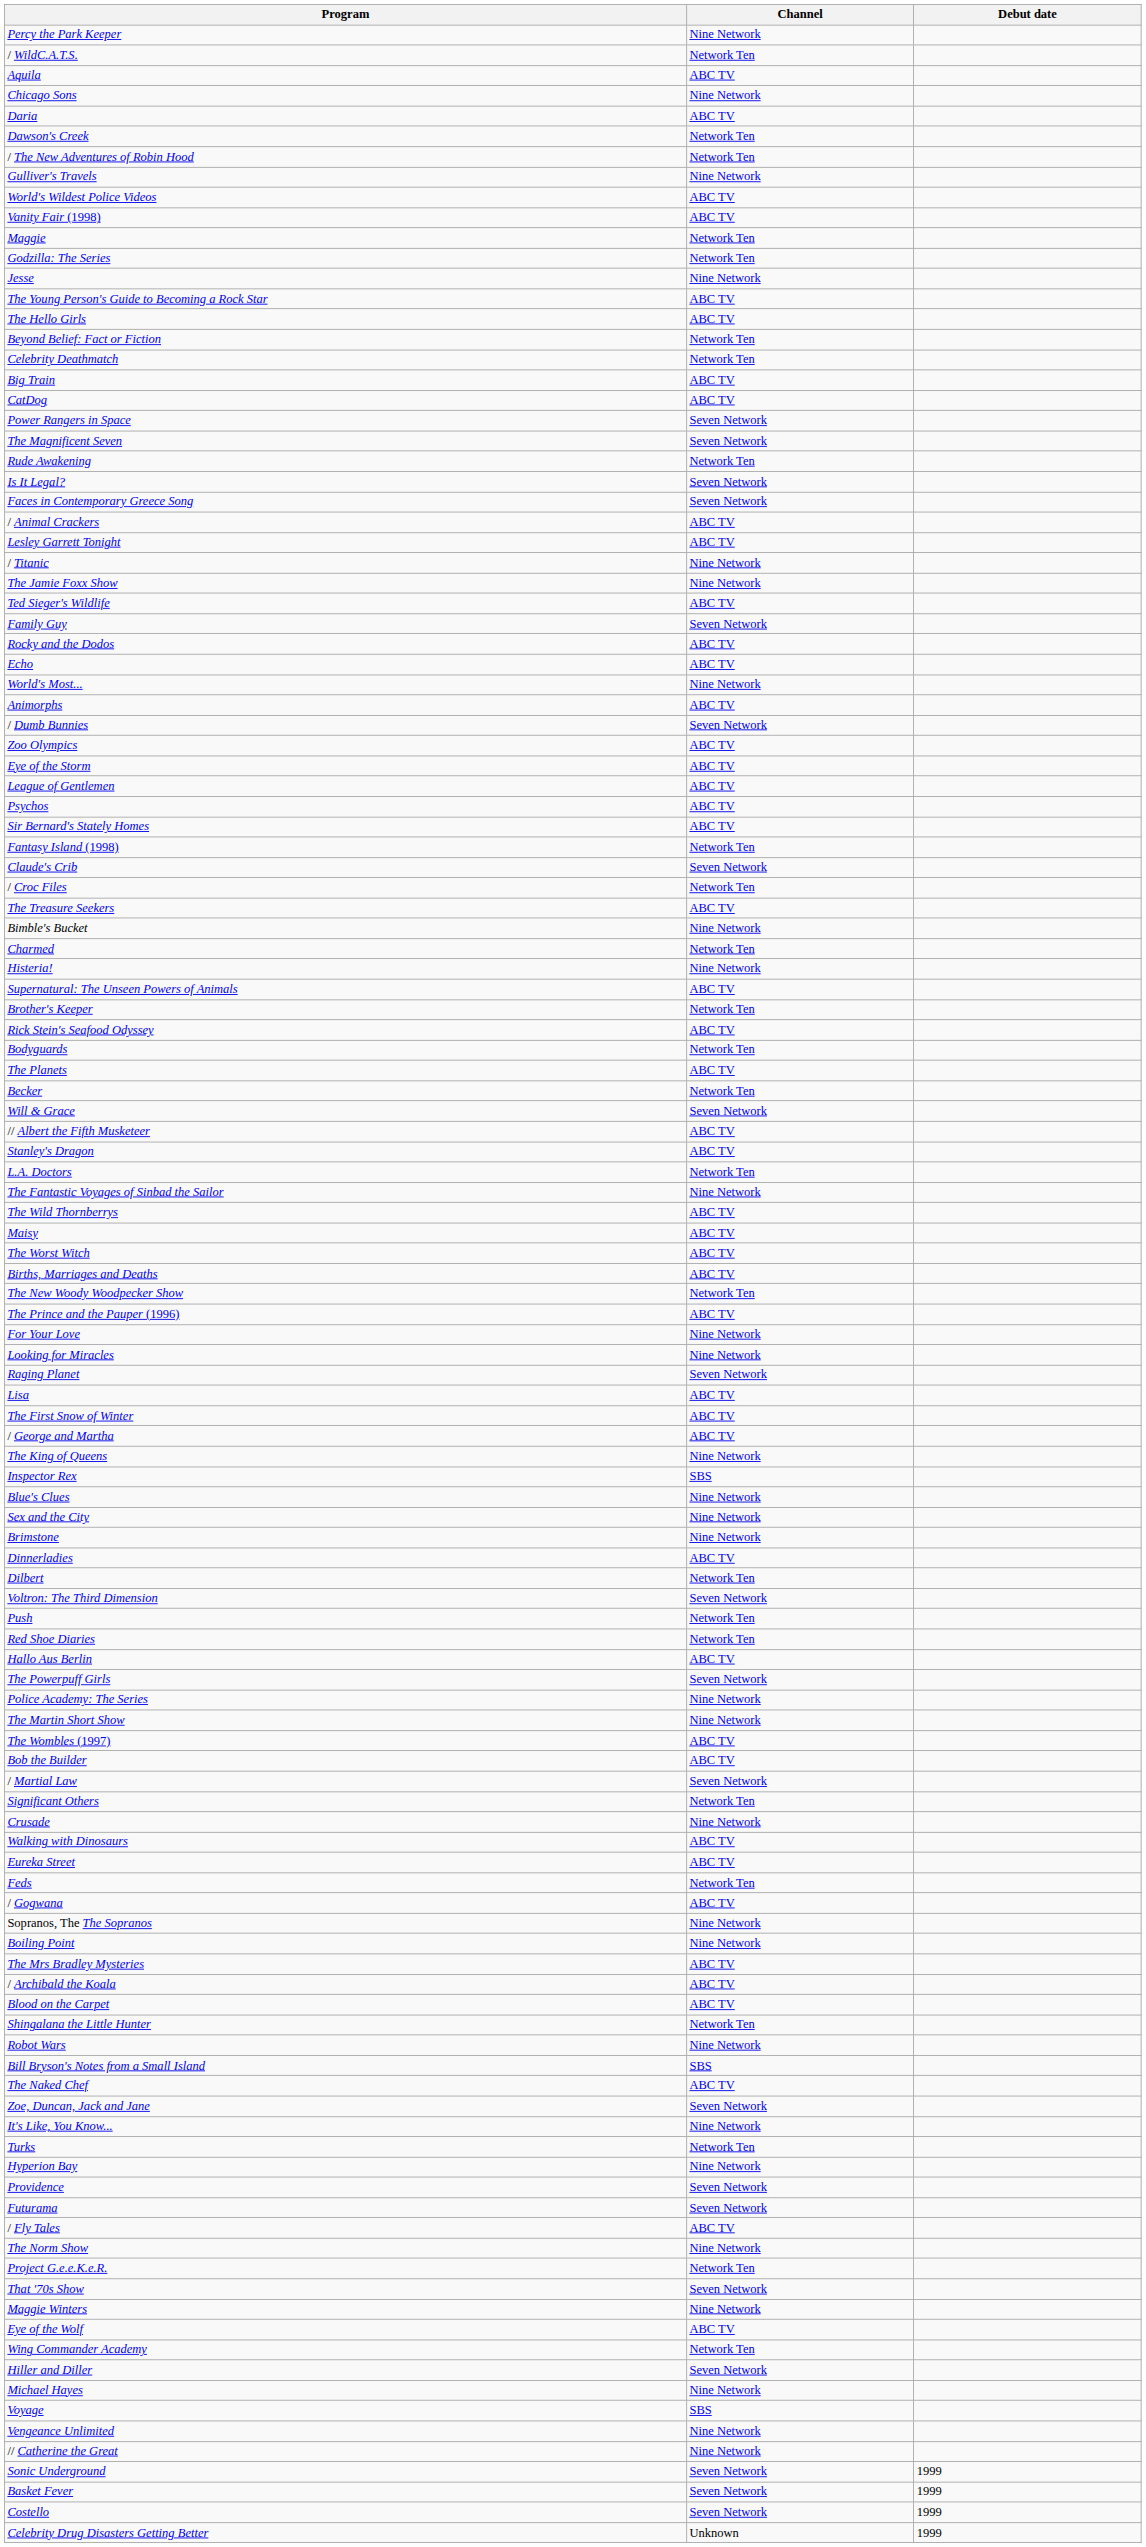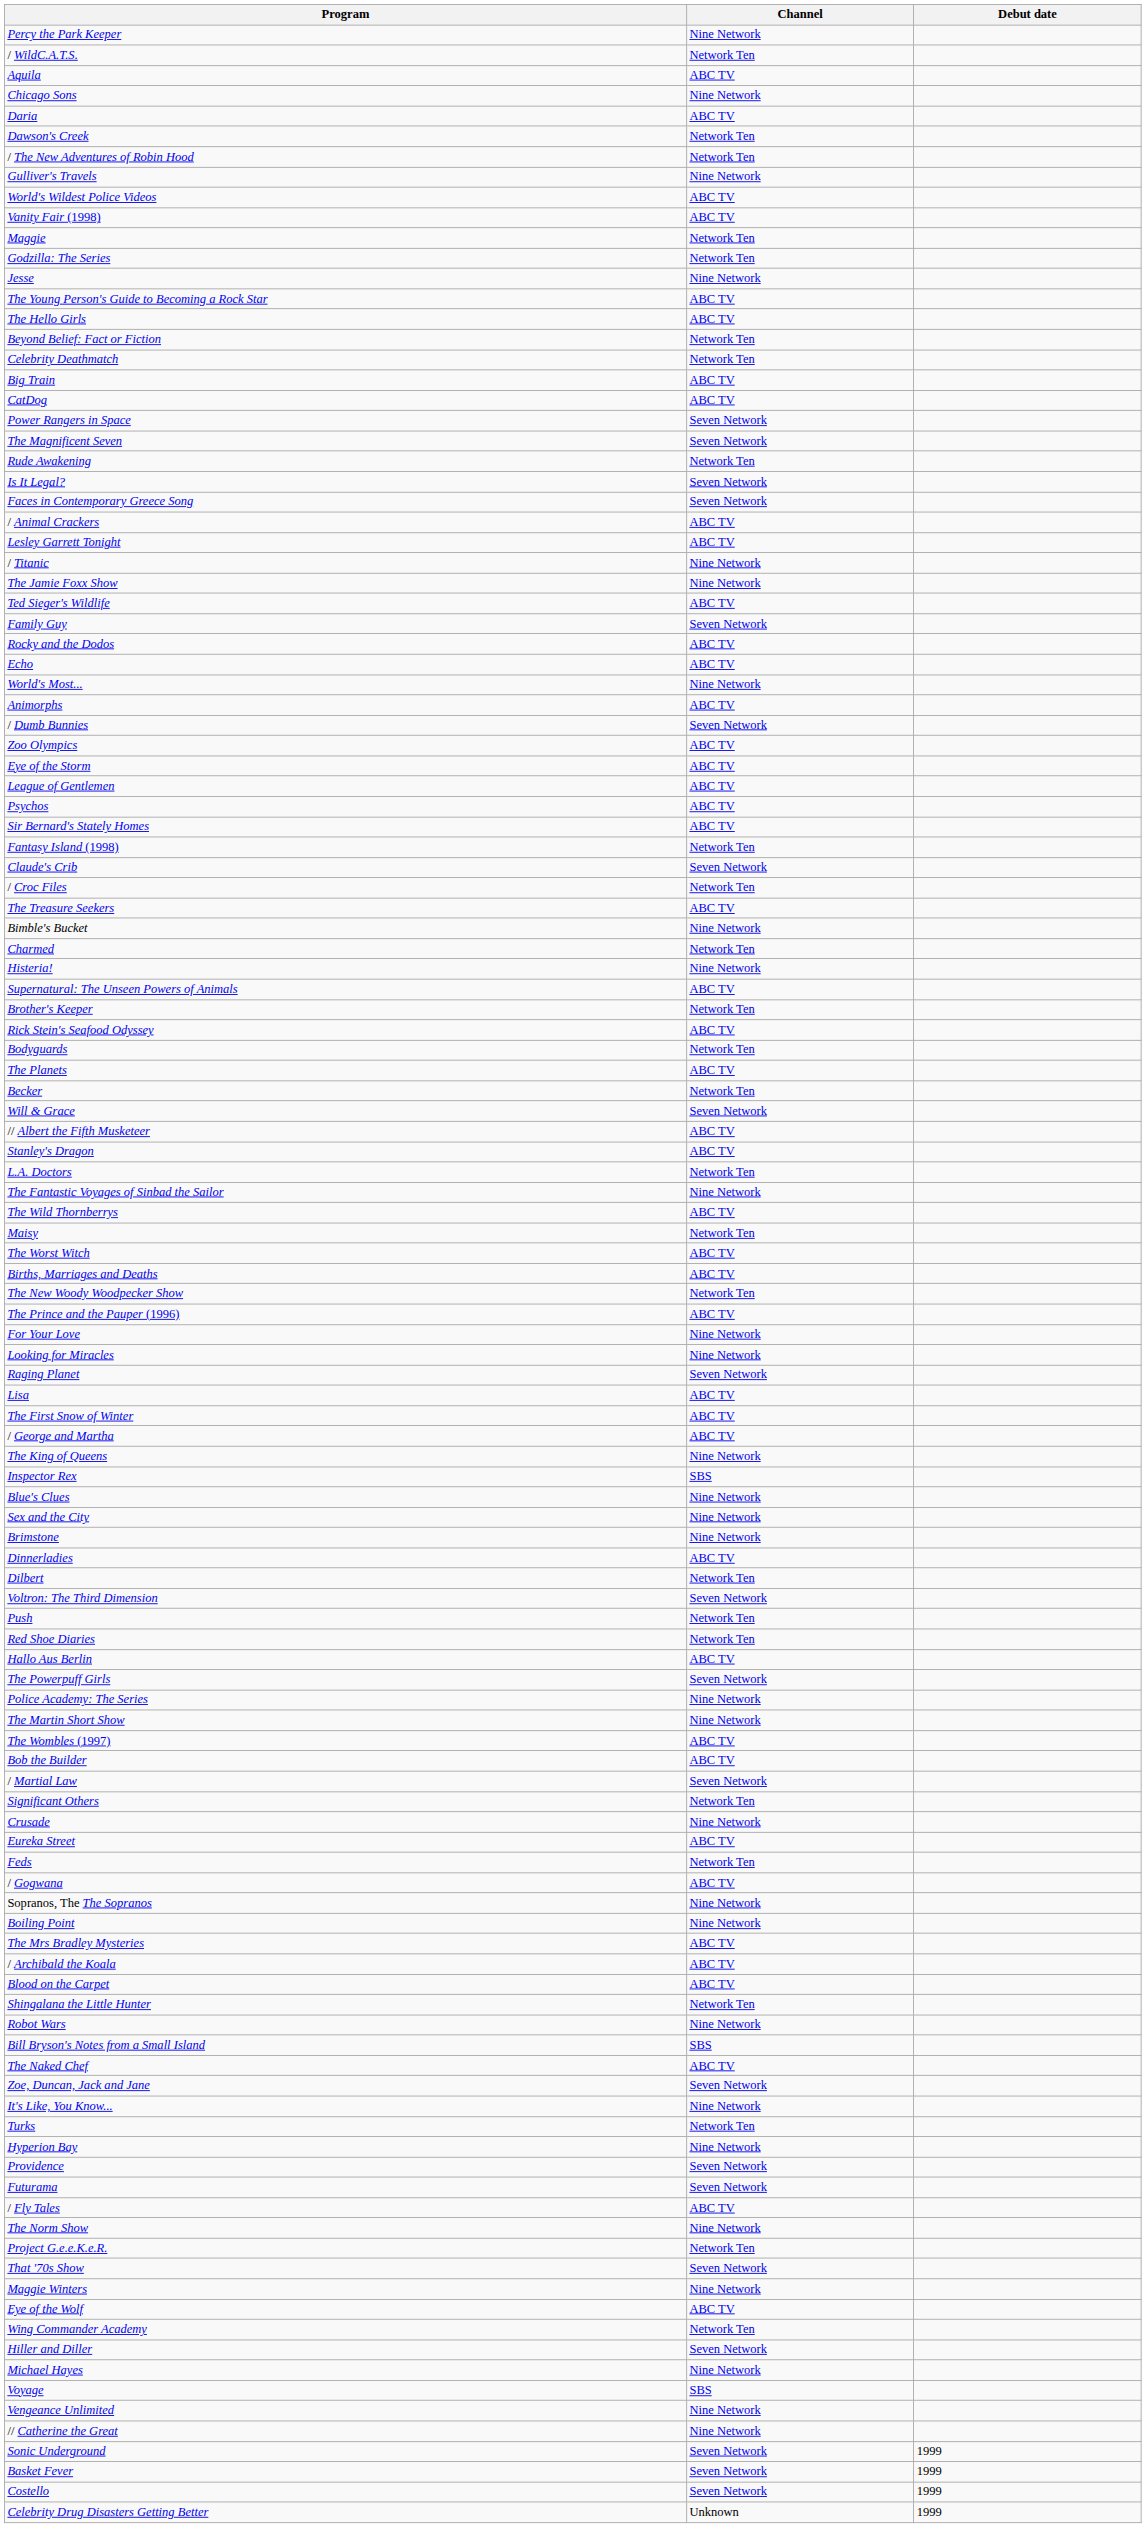(712, 1232) ABC TV -> (722, 1232) Network Ten
- row: (68, 1842)
